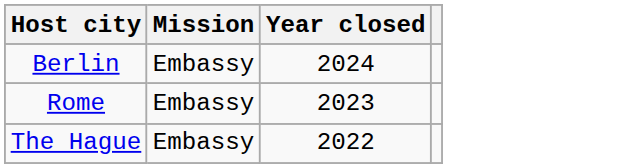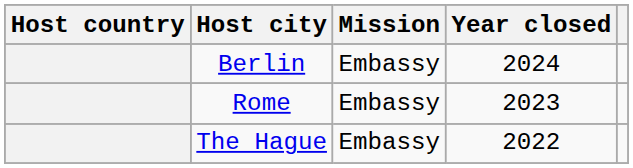+ column: (98, 25)
